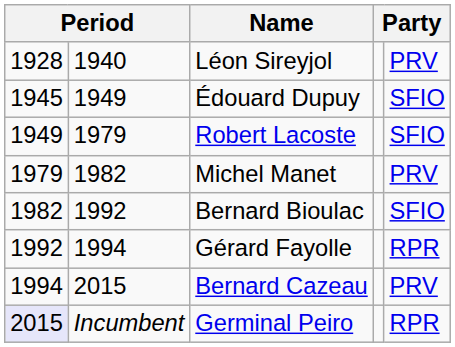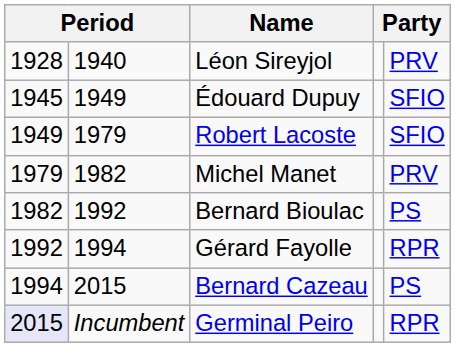(417, 211) SFIO -> (405, 211) PS
(414, 286) PRV -> (405, 286) PS
